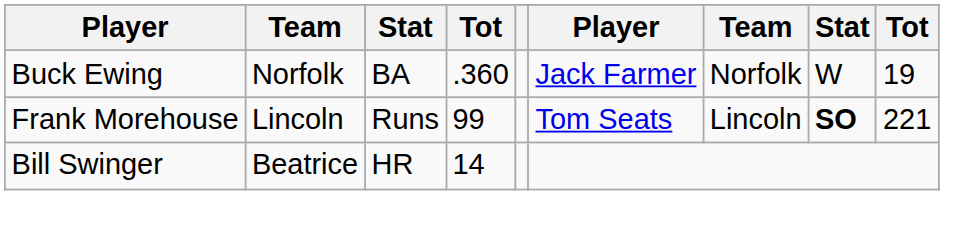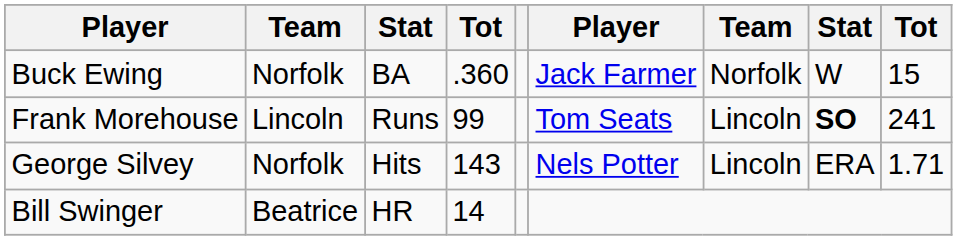(899, 73) 19 -> (904, 73) 15
(907, 119) 221 -> (912, 119) 241
+ row: (103, 165)
